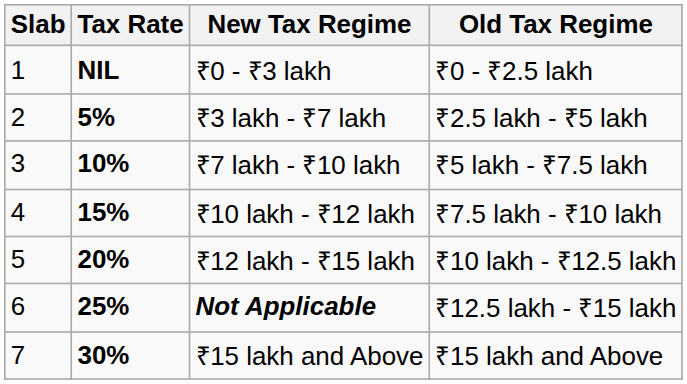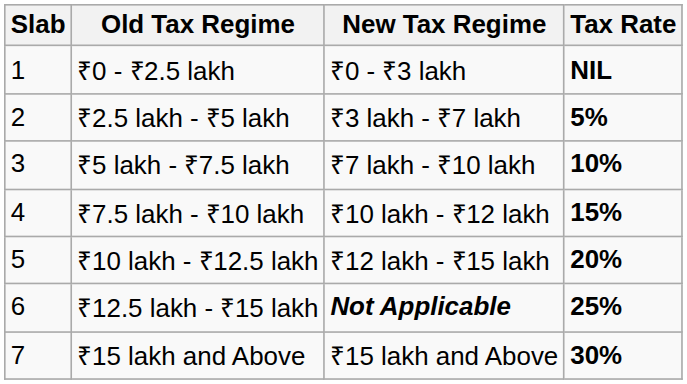columns swapped: (131, 25) <-> (556, 25)
